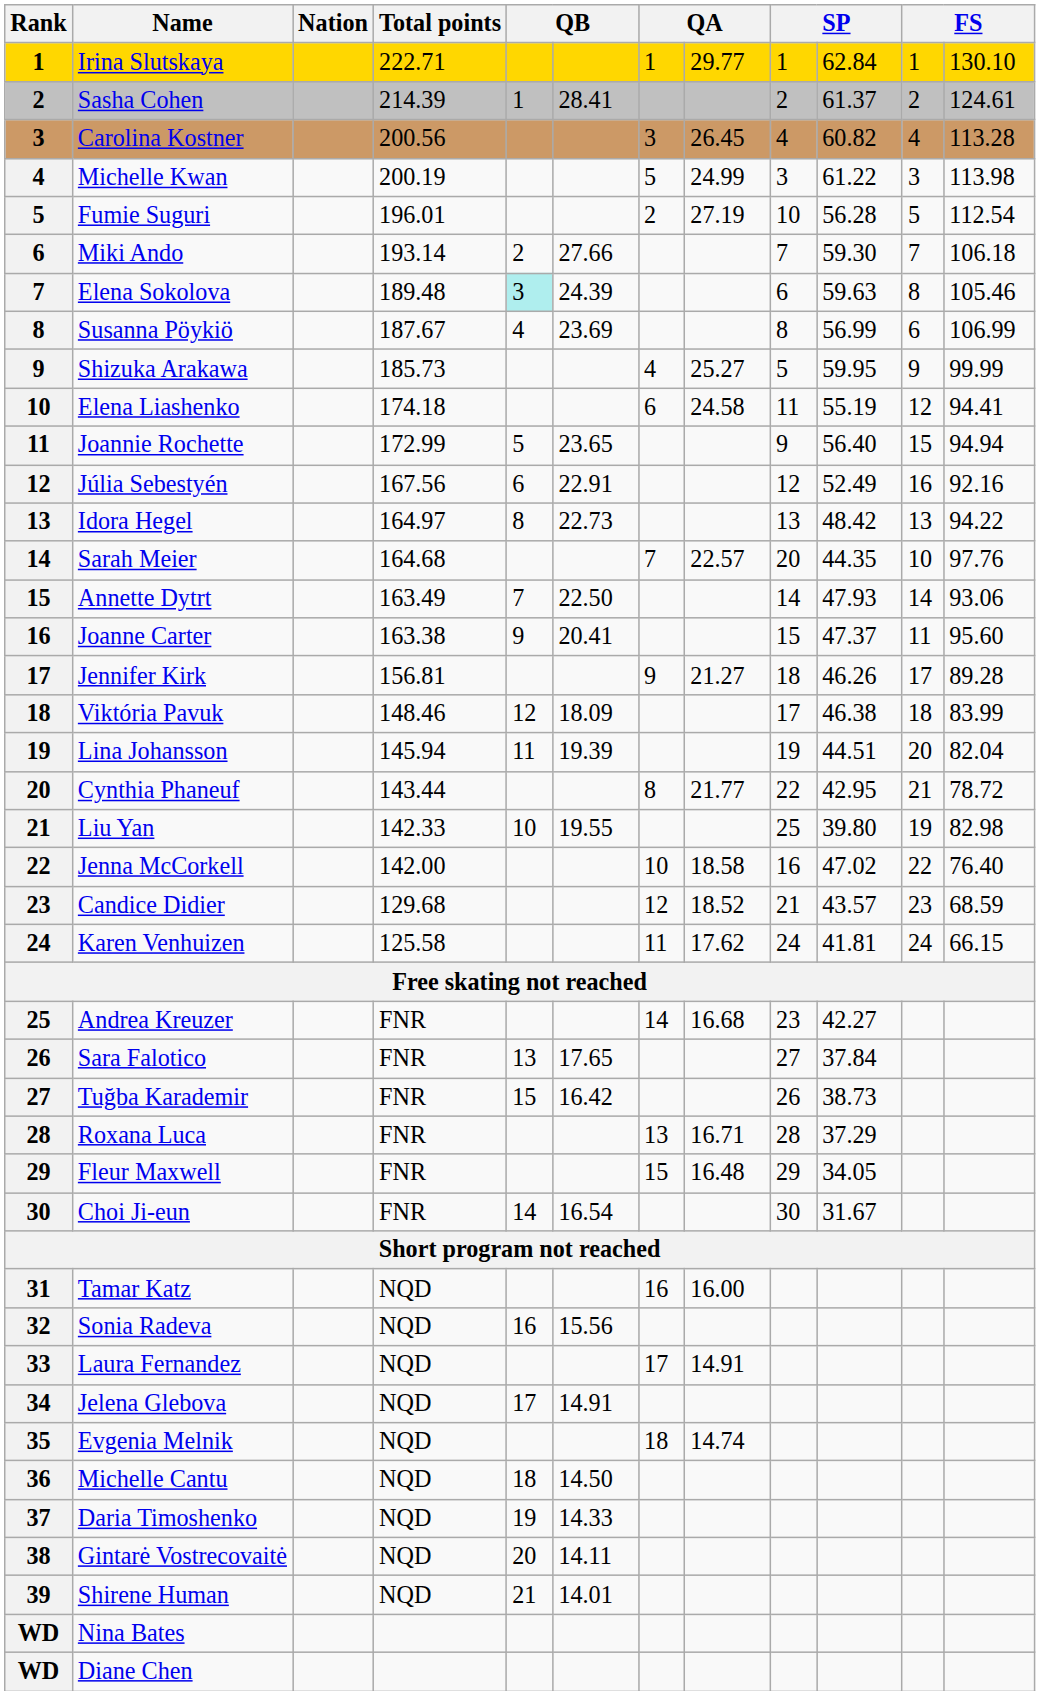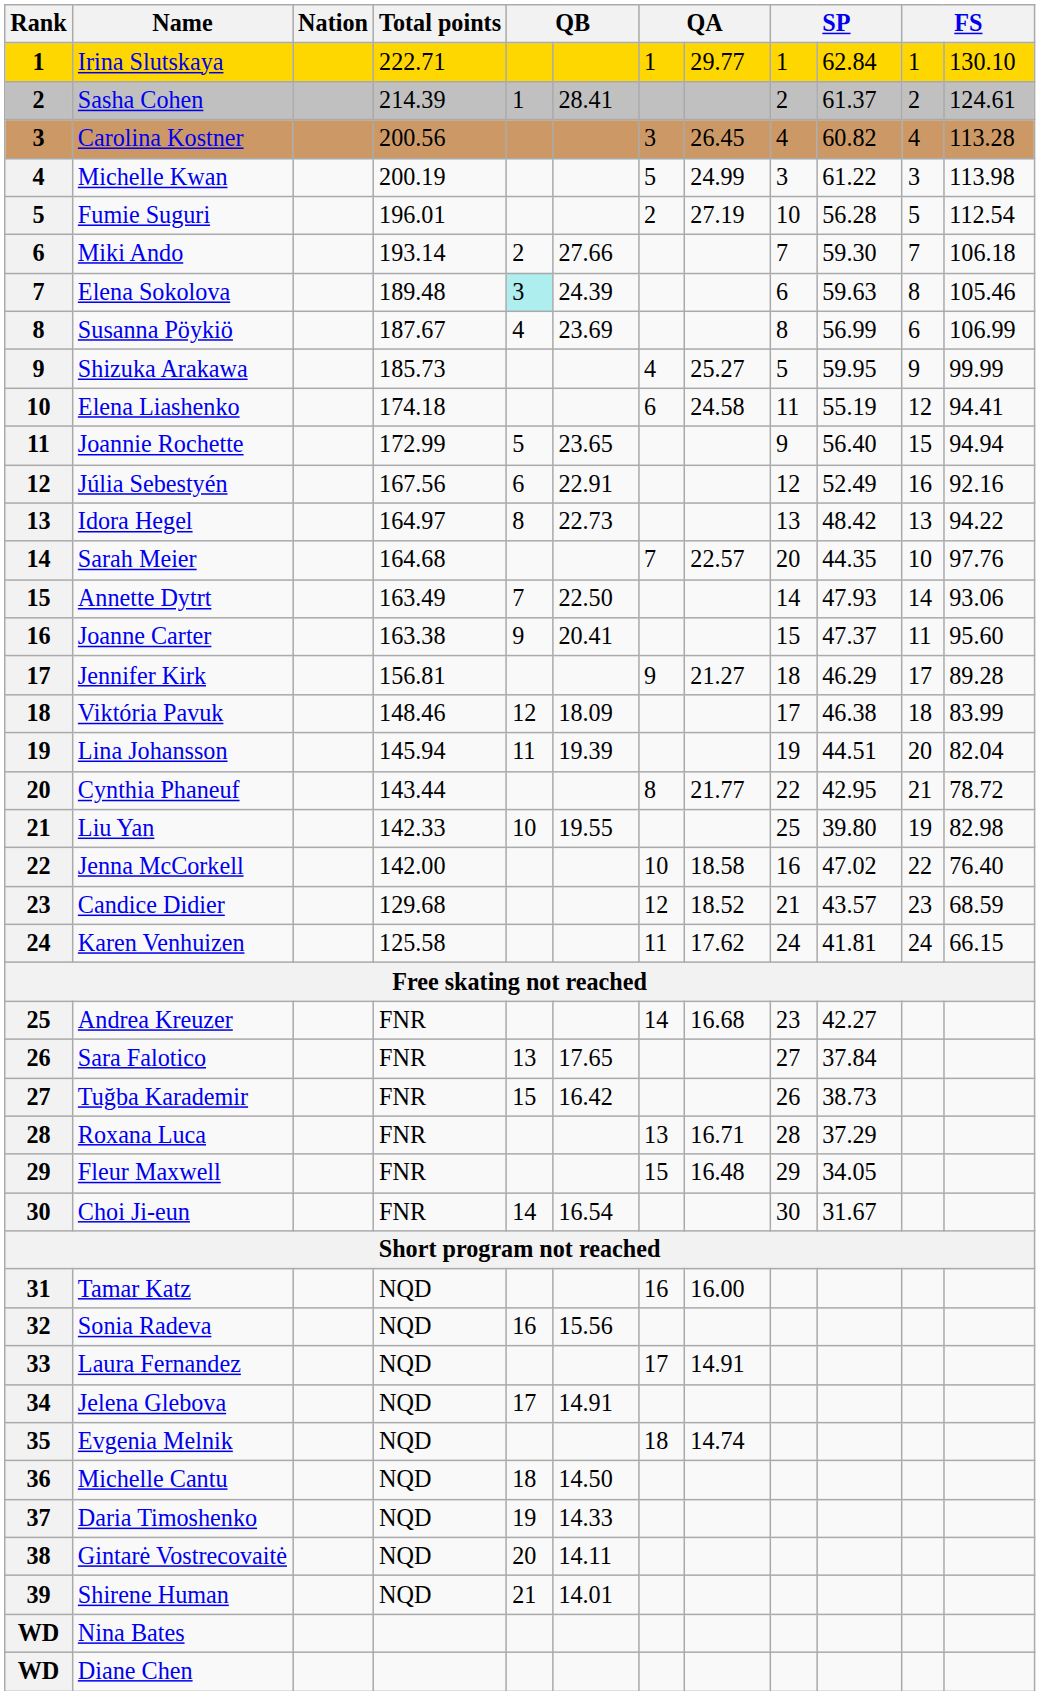(849, 675) 46.26 -> (849, 675) 46.29
